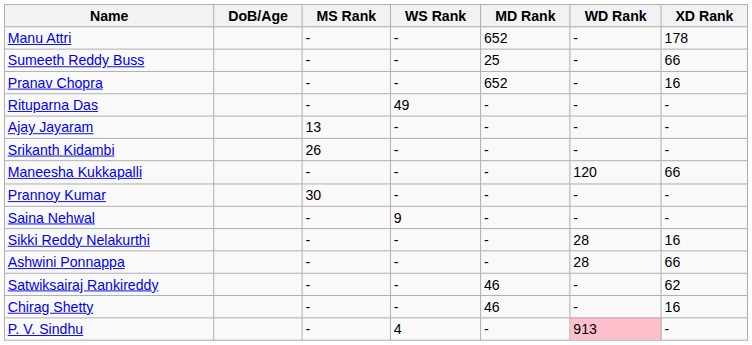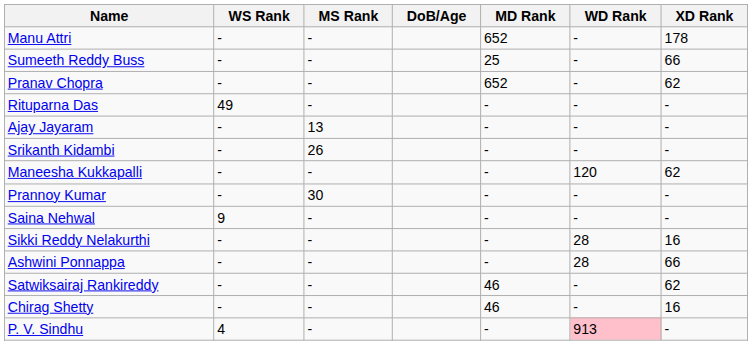columns swapped: (258, 16) <-> (436, 16)
(672, 83) 16 -> (672, 83) 62
(672, 172) 66 -> (672, 172) 62
